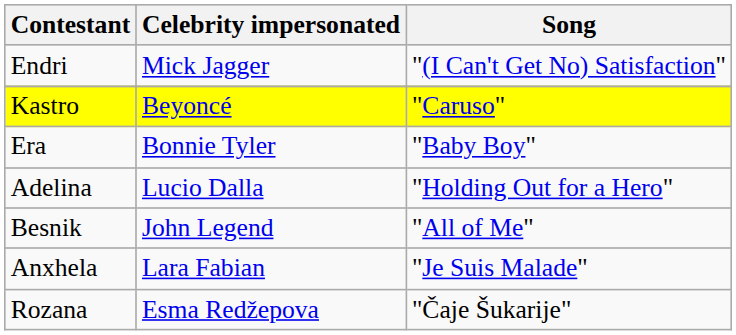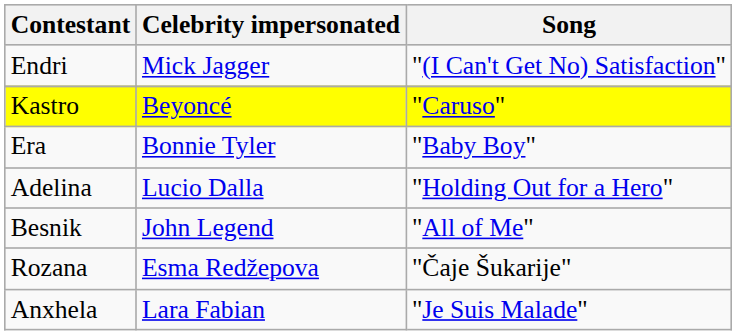rows swapped: (54, 268) <-> (49, 308)
